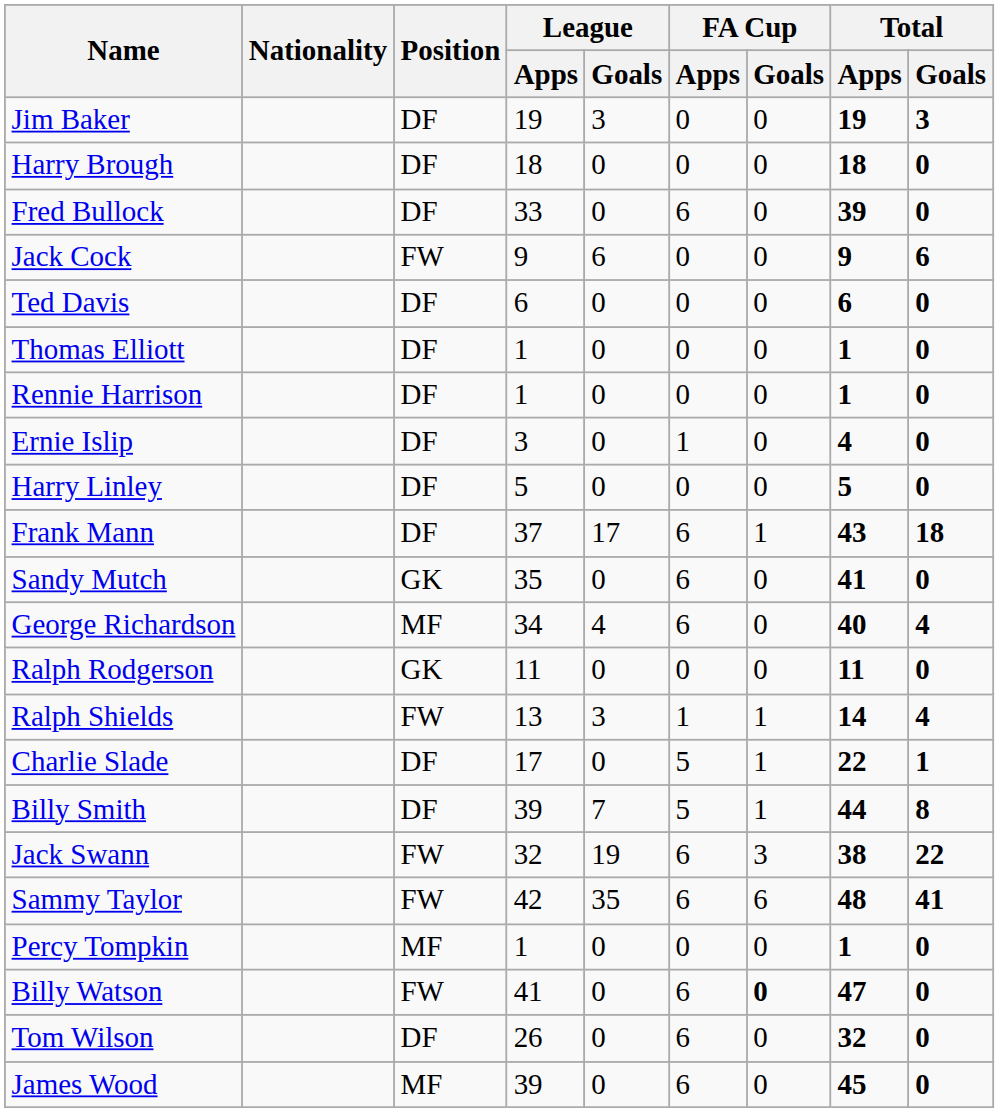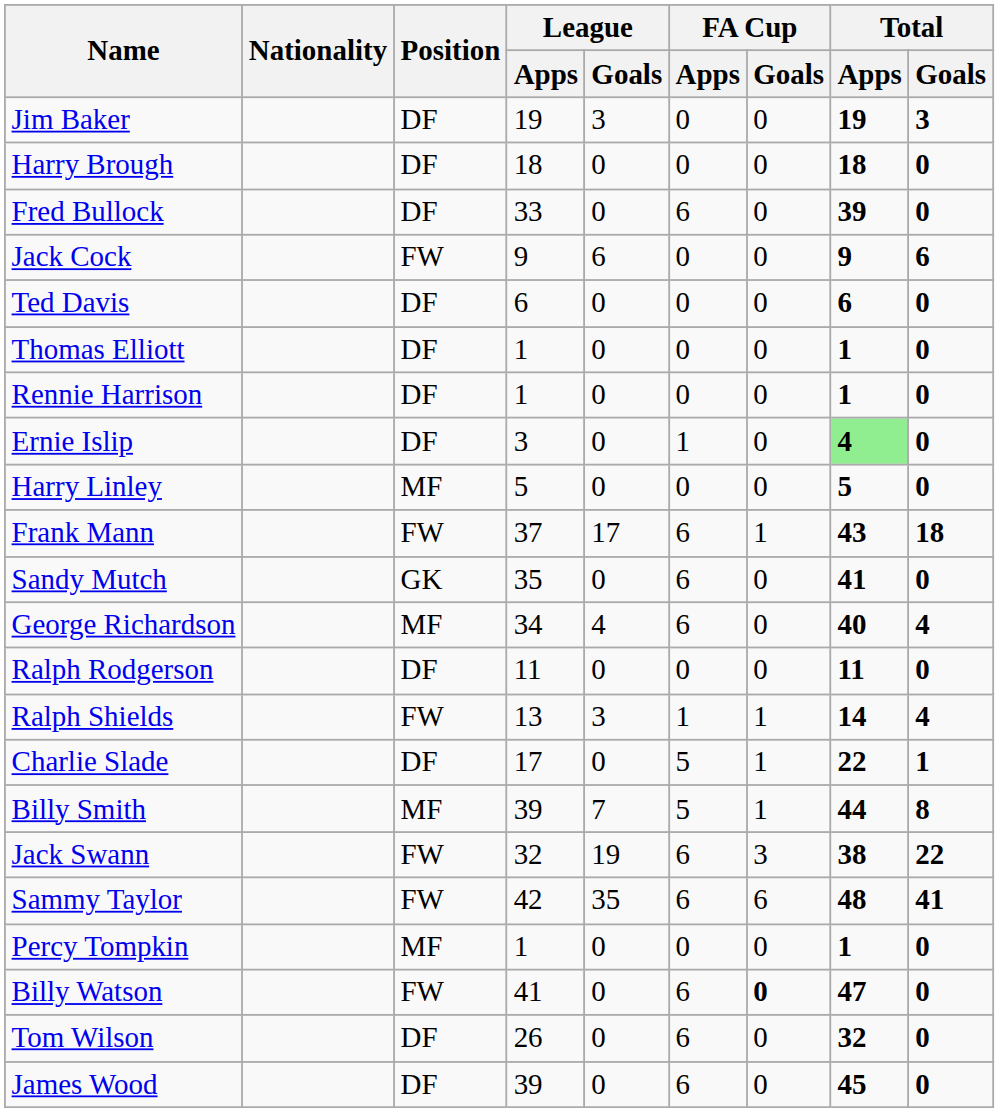(845, 440) no background -> (845, 440) lightgreen background
(419, 486) DF -> (421, 486) MF
(419, 532) DF -> (422, 532) FW
(421, 670) GK -> (419, 670) DF
(419, 808) DF -> (421, 808) MF
(421, 1083) MF -> (419, 1083) DF
